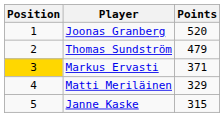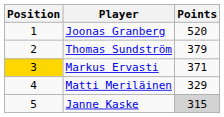(197, 49) 479 -> (197, 49) 379
(197, 103) no background -> (197, 103) lightgrey background
